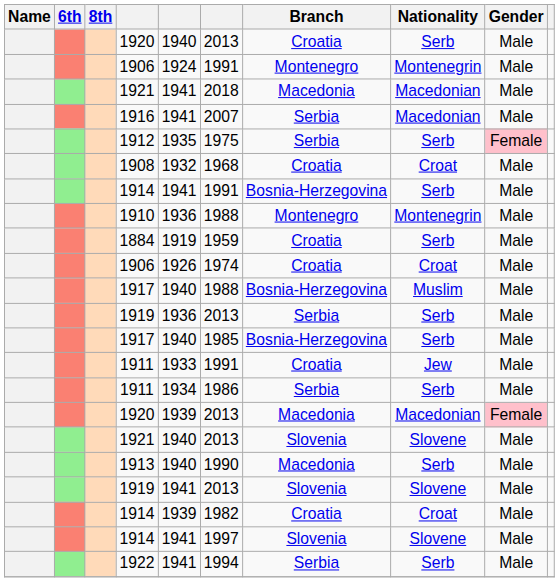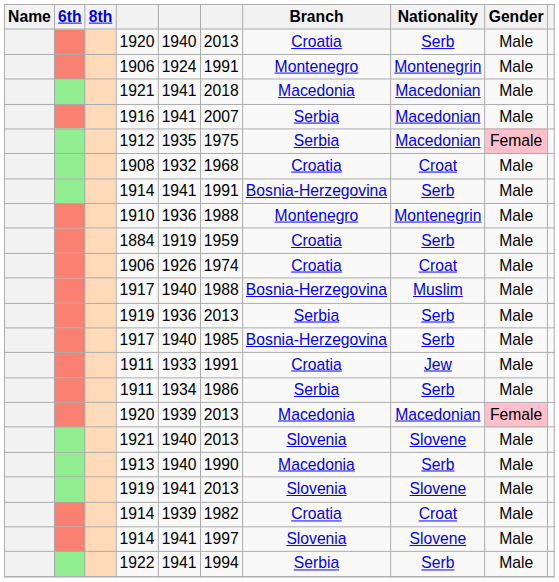(438, 141) Serb -> (438, 141) Macedonian
